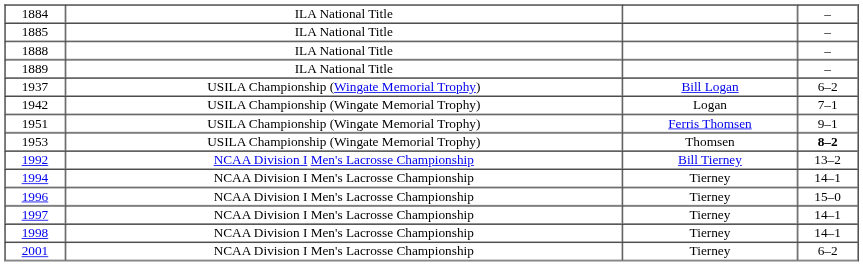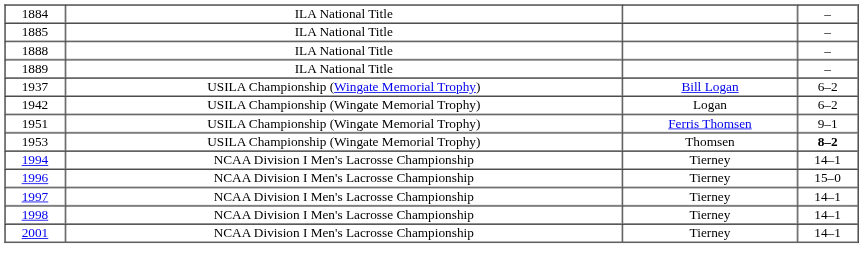(828, 105) 7–1 -> (828, 105) 6–2
- row: (35, 160)
(828, 251) 6–2 -> (828, 233) 14–1
